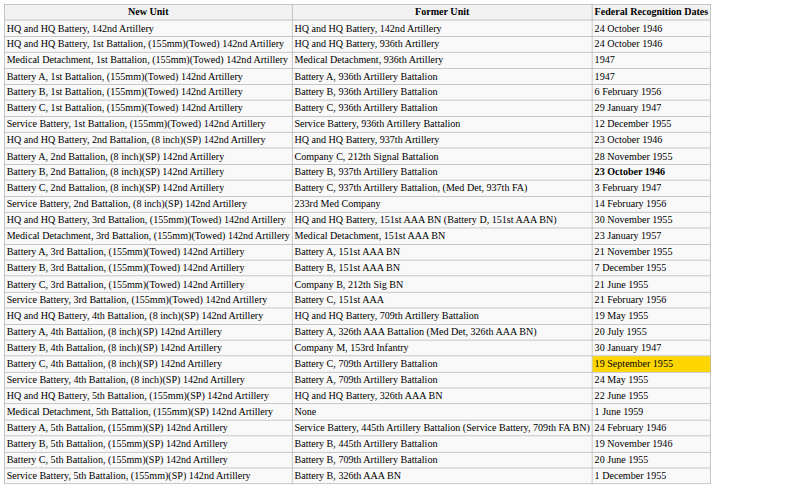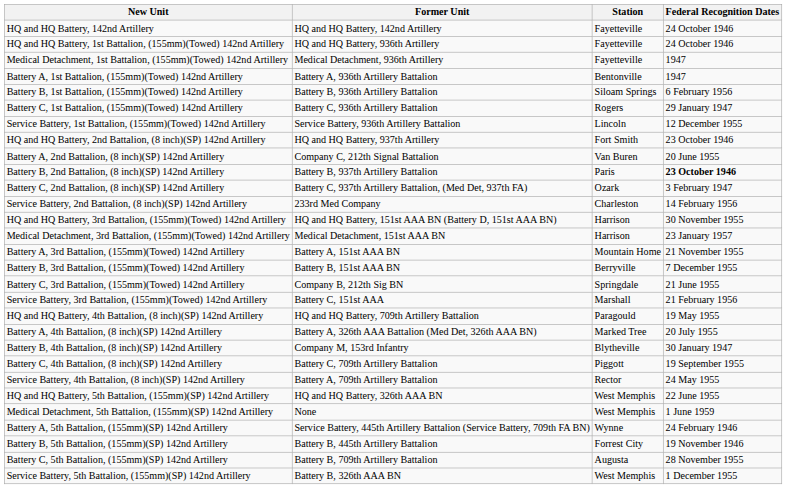+ column: (628, 12)
(634, 156) 28 November 1955 -> (692, 156) 20 June 1955
(634, 364) gold background -> (705, 364) no background
(621, 460) 20 June 1955 -> (705, 460) 28 November 1955
